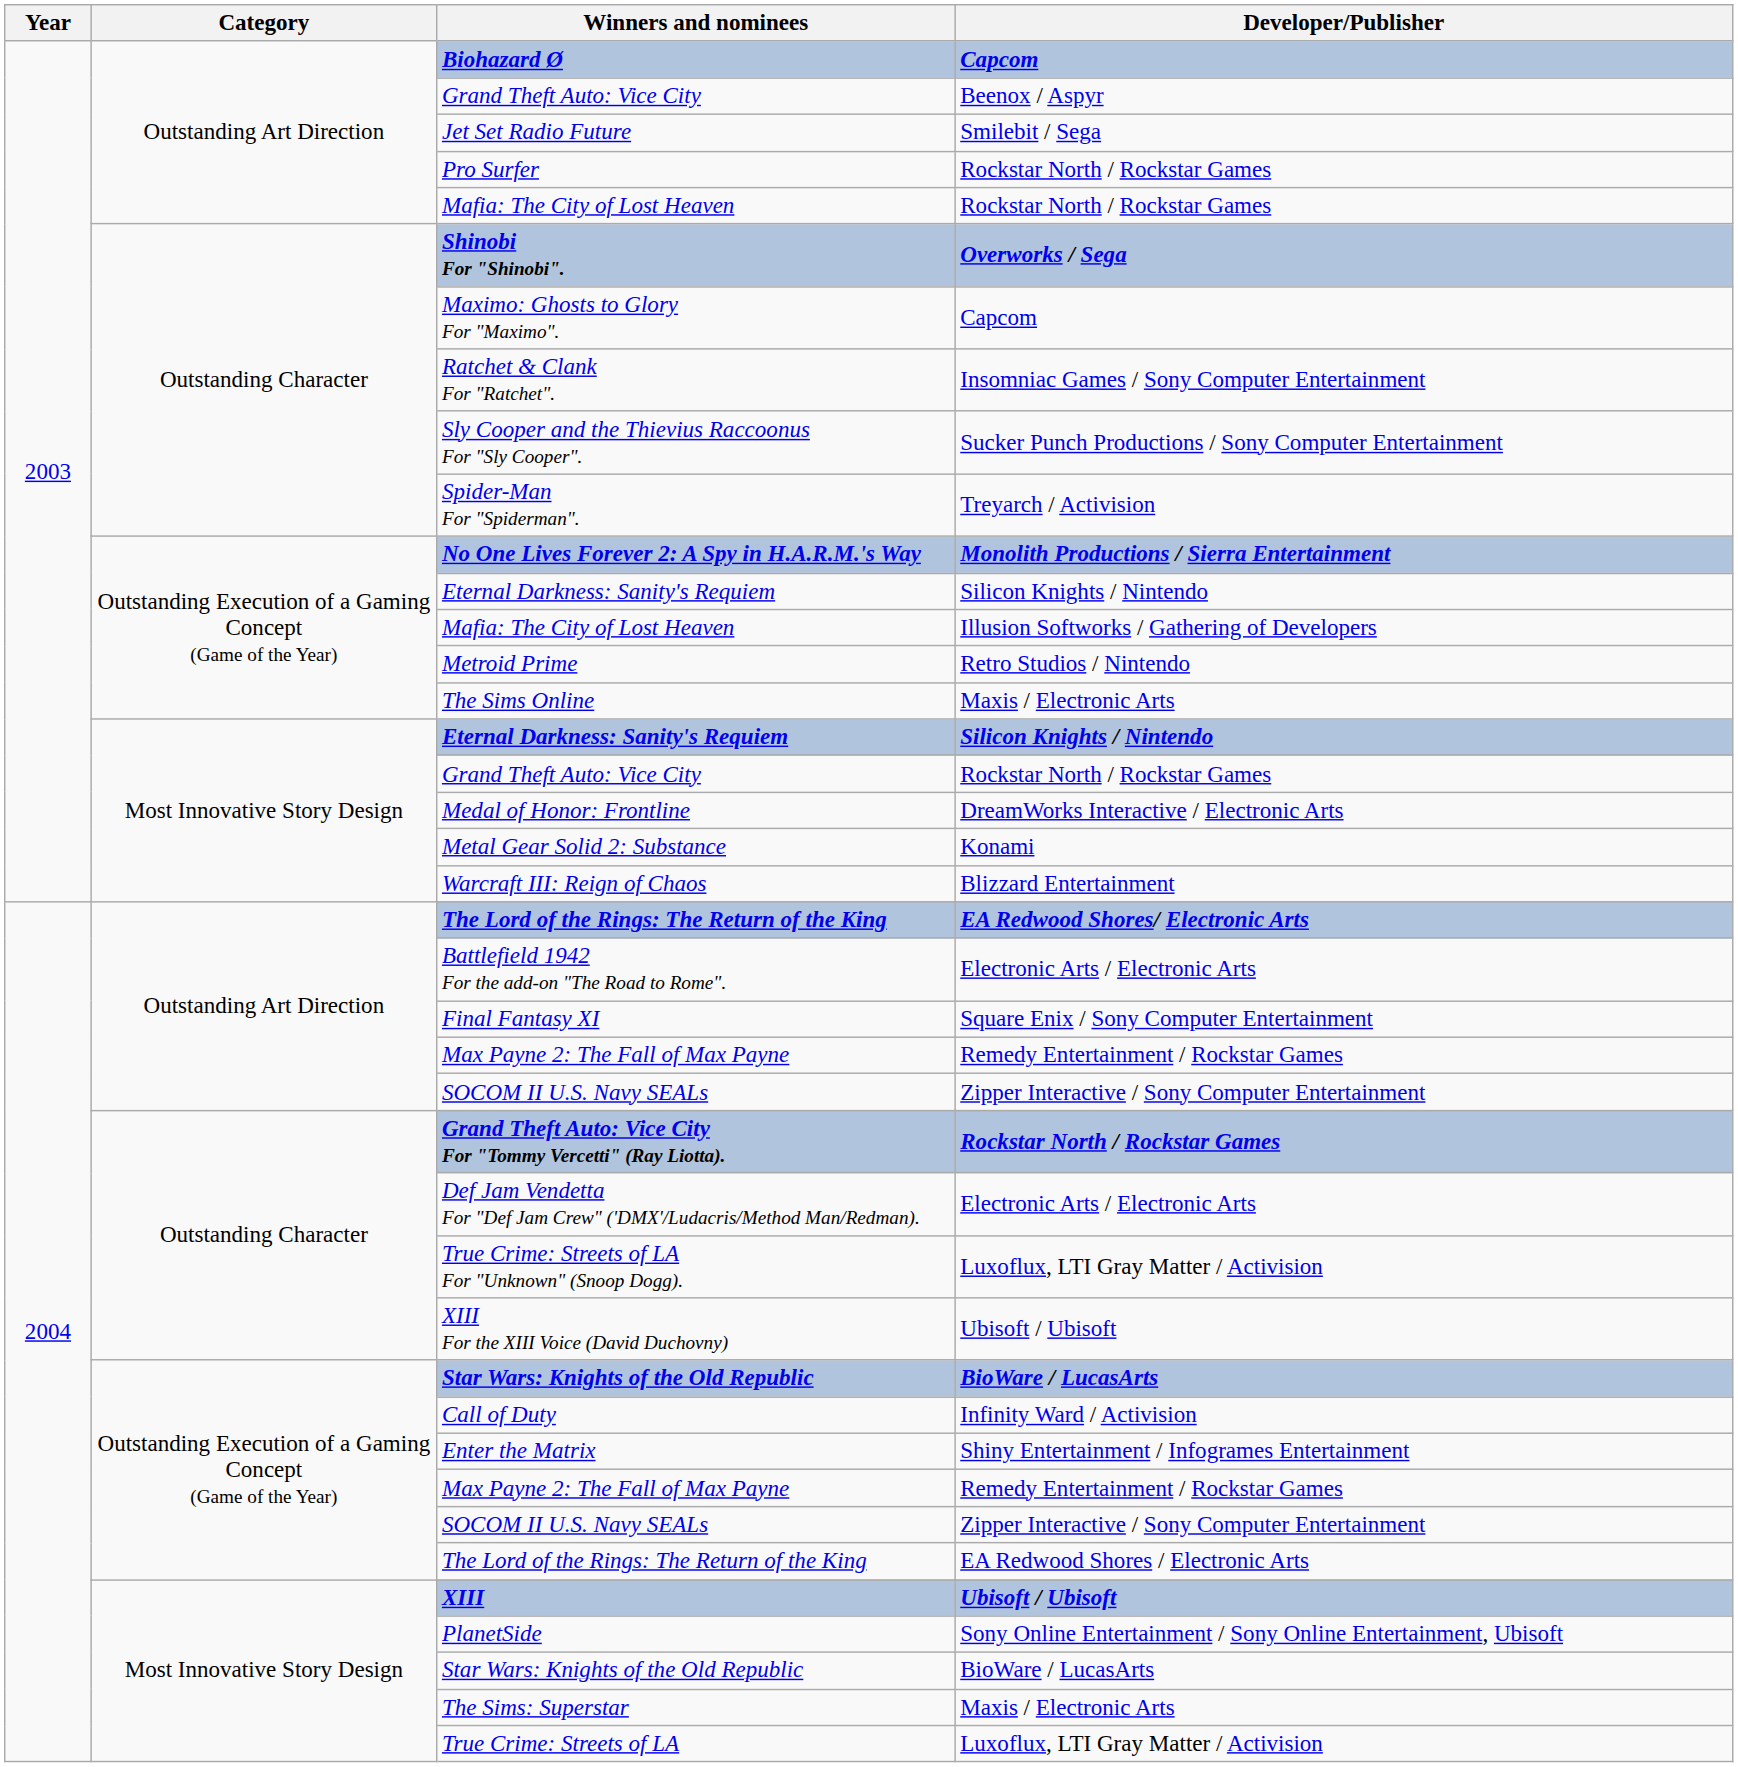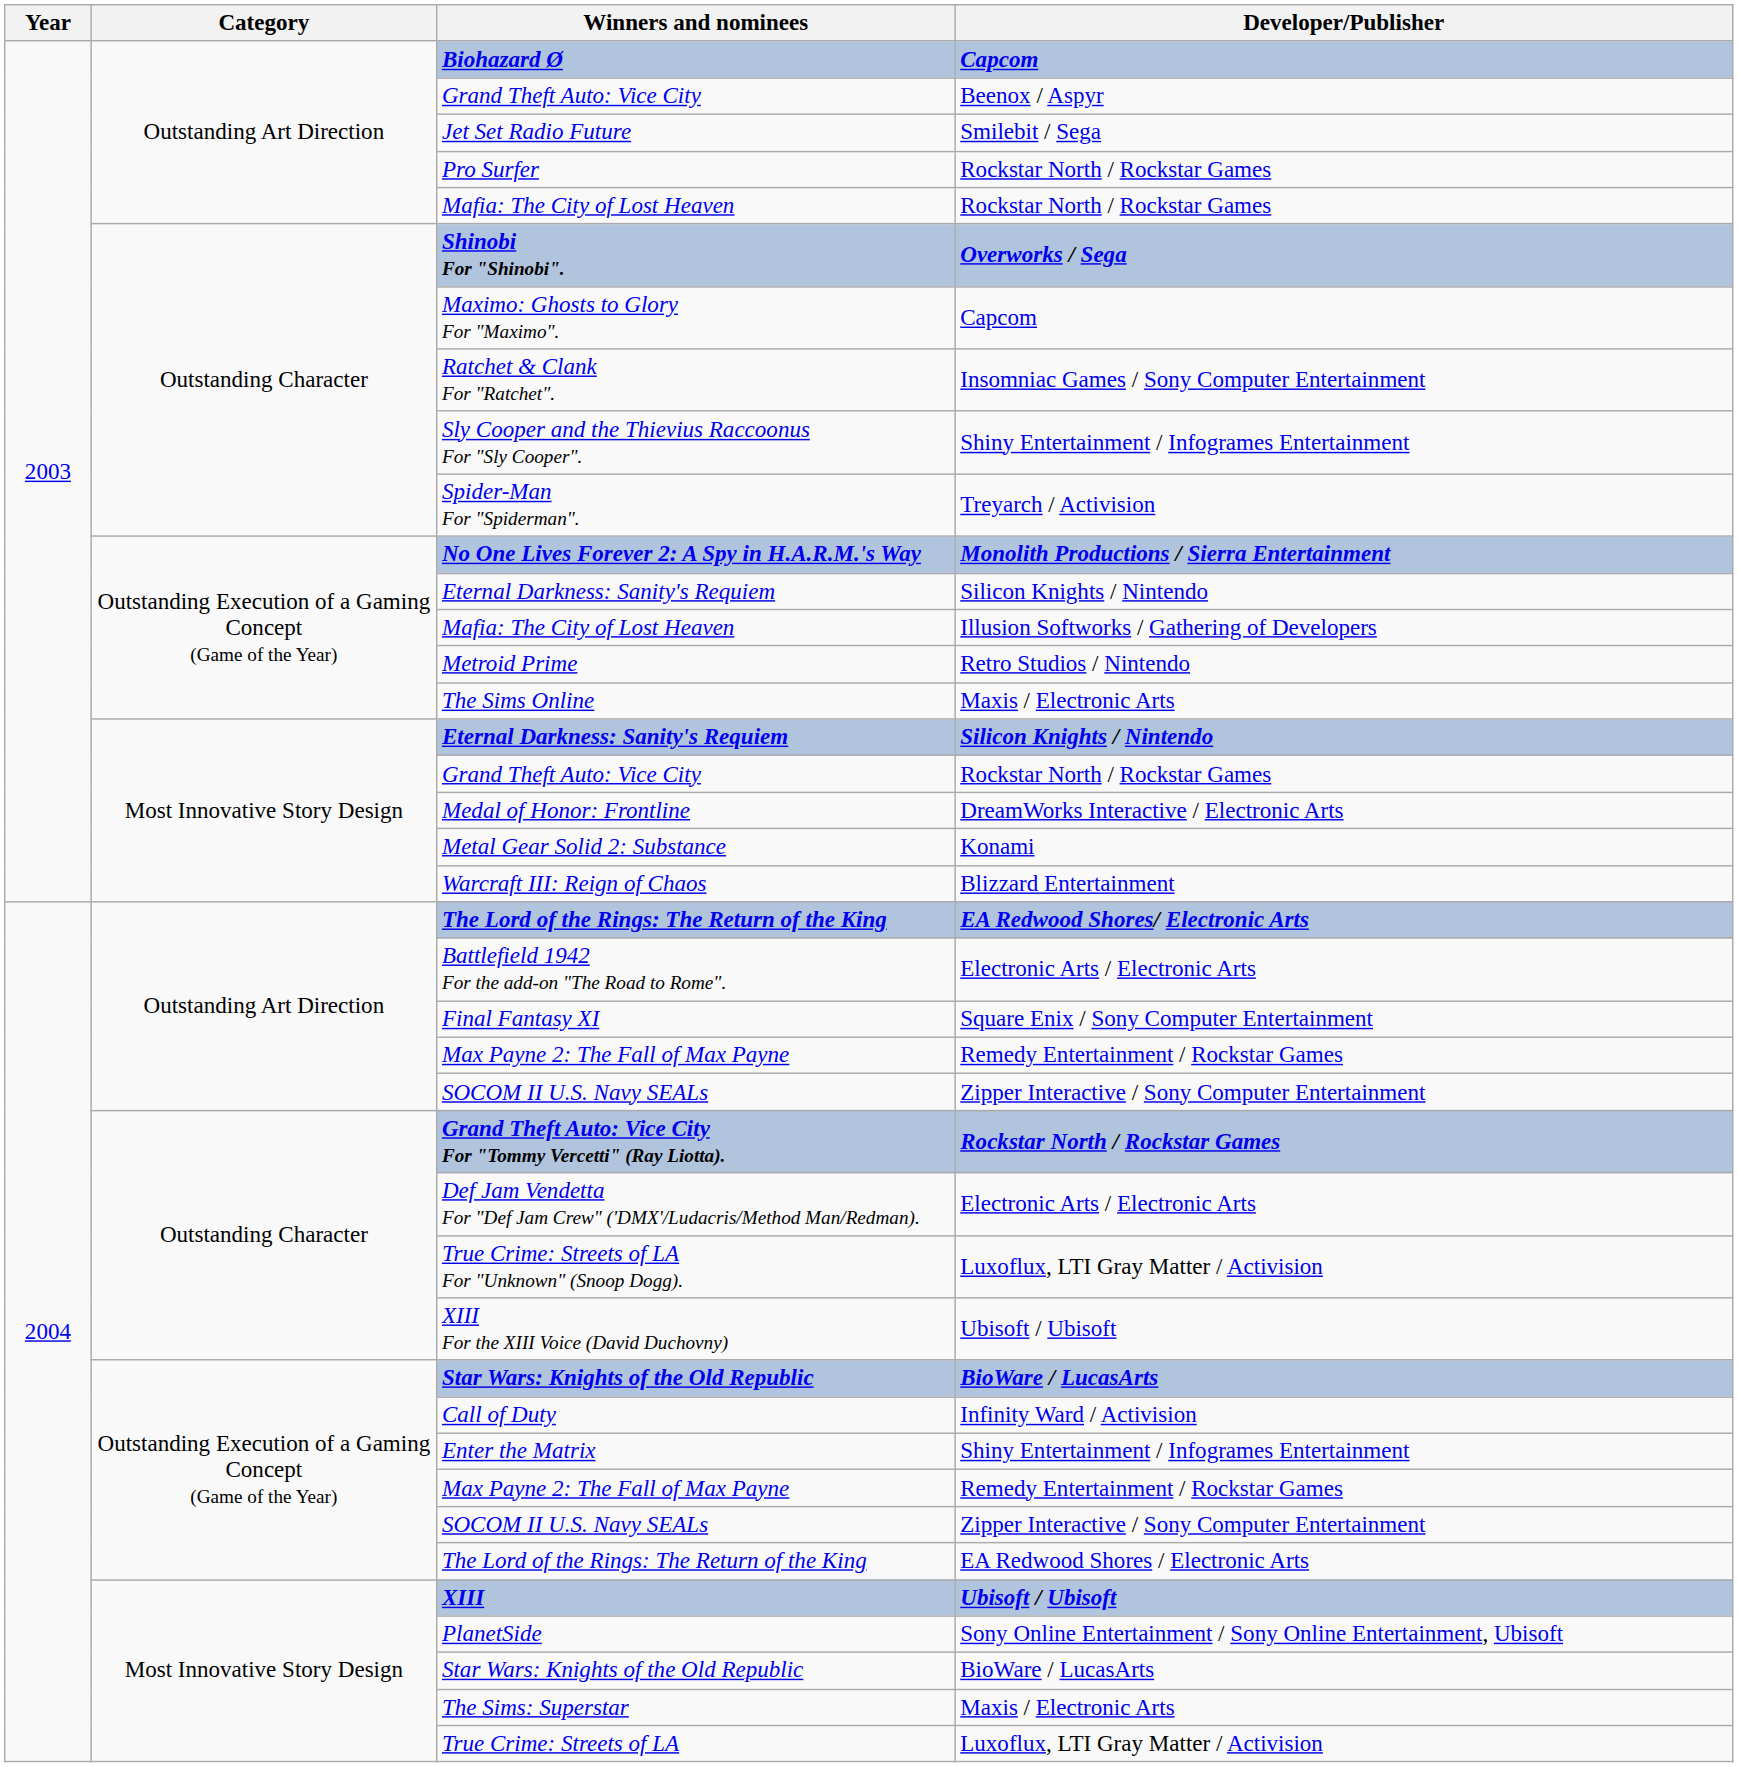(1232, 442) Sucker Punch Productions / Sony Computer Entertainment -> (1185, 442) Shiny Entertainment / Infogrames Entertainment
